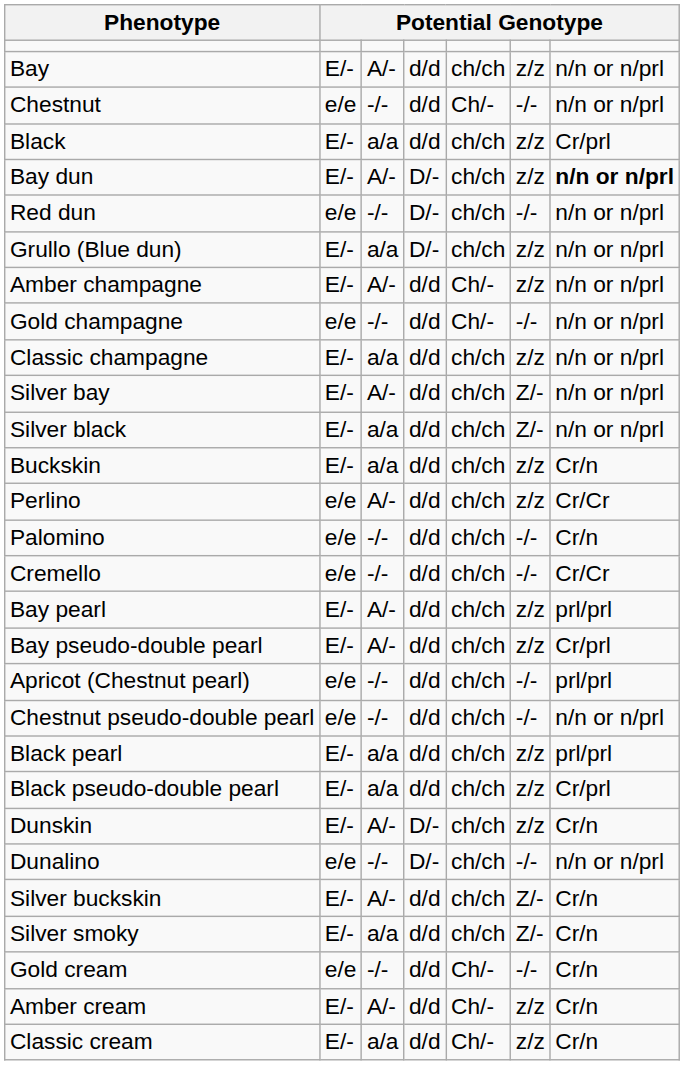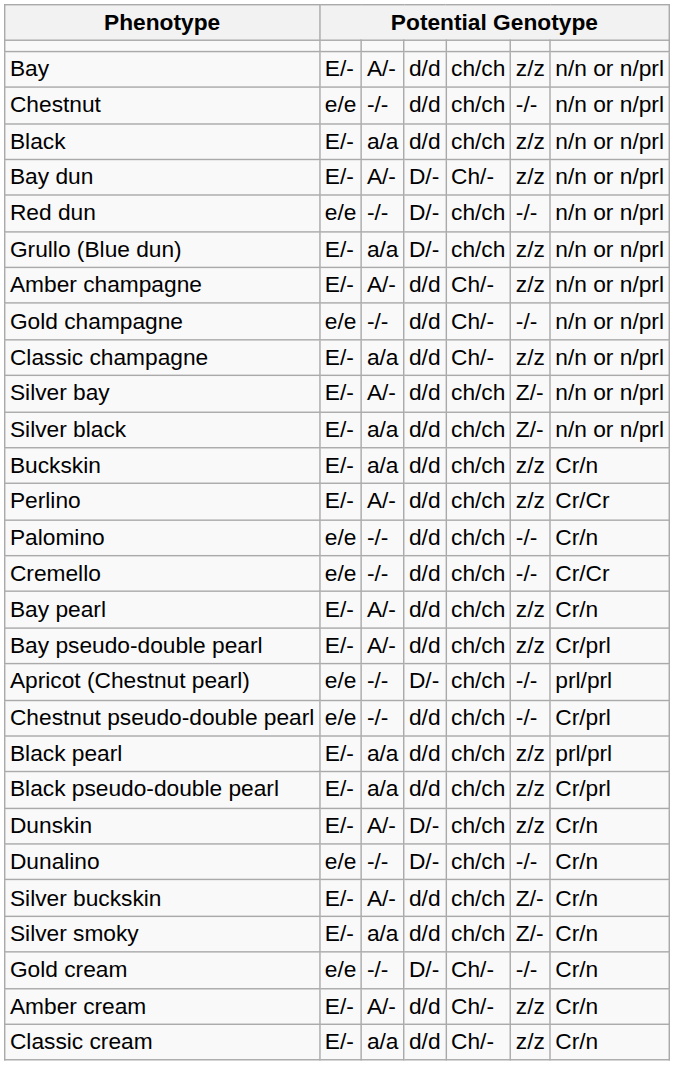(473, 105) Ch/- -> (478, 105) ch/ch
(583, 141) Cr/prl -> (610, 141) n/n or n/prl
(478, 177) ch/ch -> (473, 177) Ch/-
(615, 177) bold -> (610, 177) normal
(478, 357) ch/ch -> (473, 357) Ch/-
(341, 501) e/e -> (339, 501) E/-
(584, 609) prl/prl -> (577, 609) Cr/n
(425, 681) d/d -> (424, 681) D/-
(610, 717) n/n or n/prl -> (583, 717) Cr/prl
(610, 861) n/n or n/prl -> (577, 861) Cr/n
(425, 969) d/d -> (424, 969) D/-
